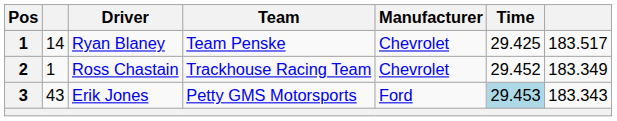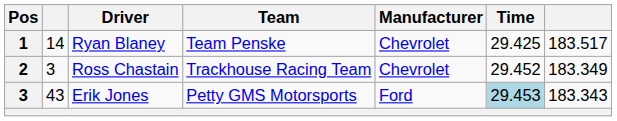(51, 70) 1 -> (51, 70) 3
